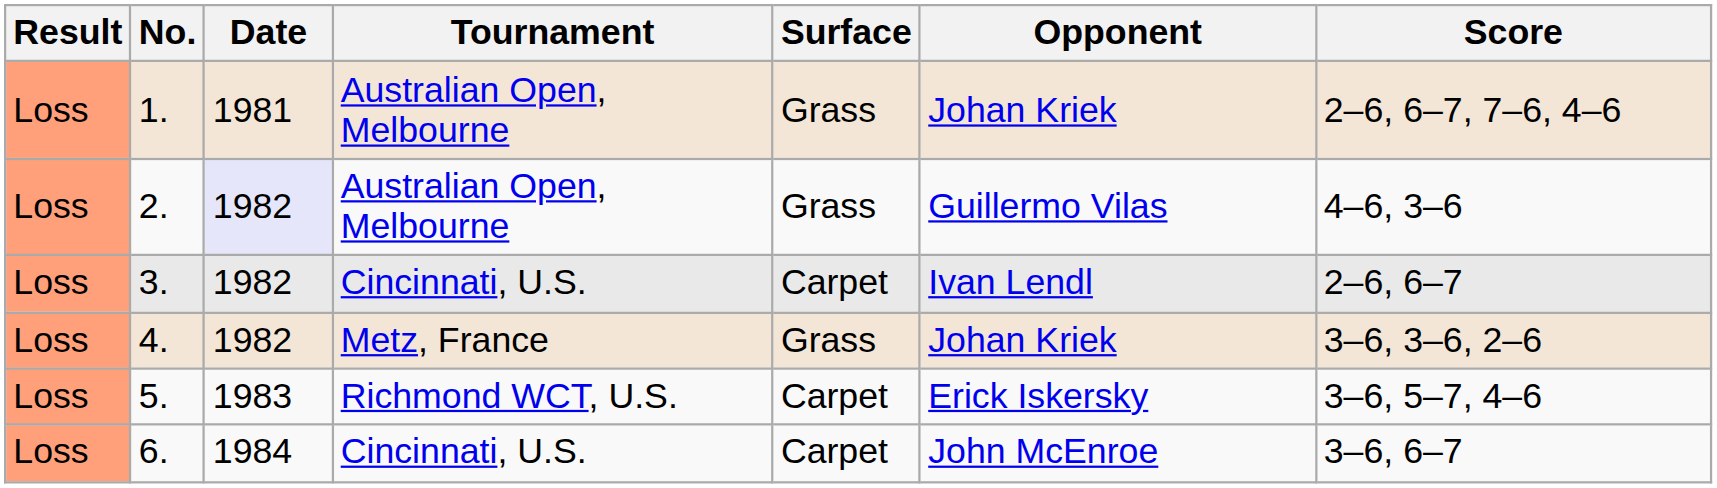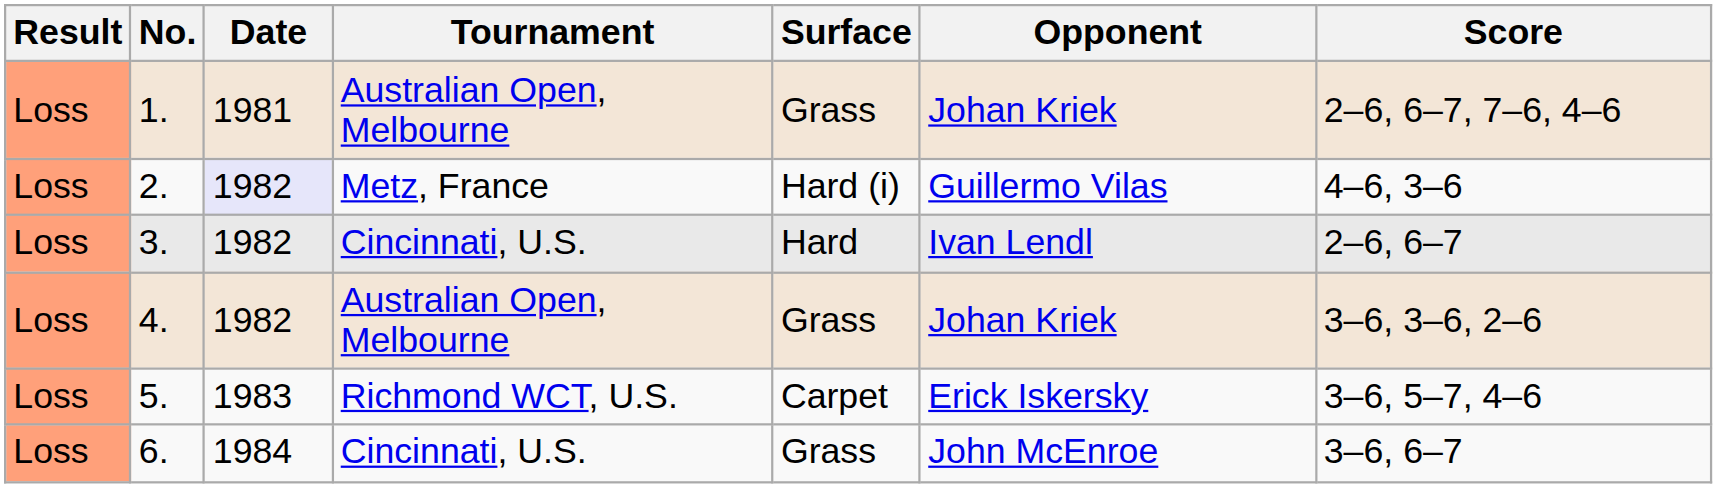(474, 206) Australian Open, Melbourne -> (445, 186) Metz, France
(828, 206) Grass -> (840, 186) Hard (i)
(834, 282) Carpet -> (820, 242) Hard
(445, 339) Metz, France -> (474, 319) Australian Open, Melbourne
(834, 452) Carpet -> (828, 452) Grass
